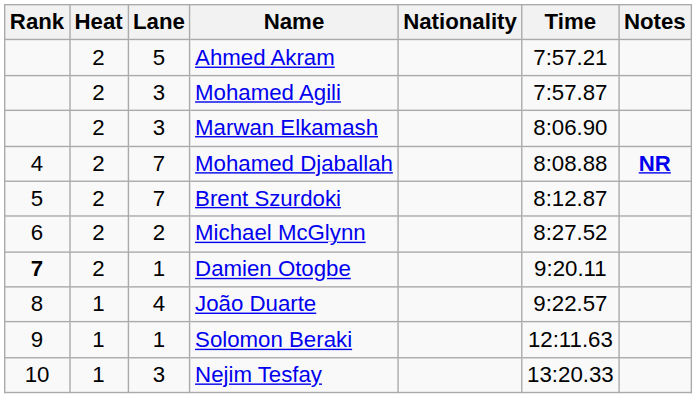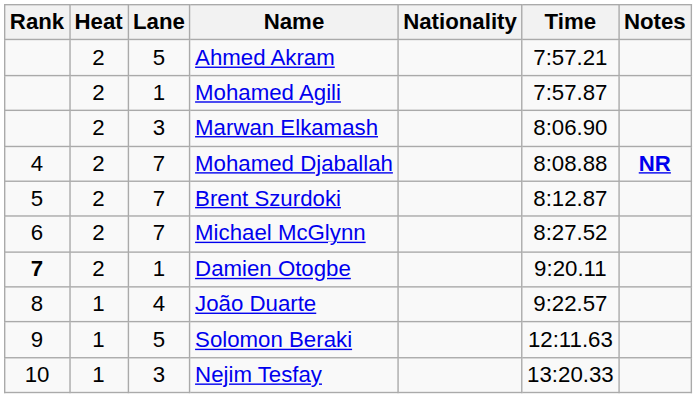(159, 92) 3 -> (159, 92) 1
(159, 233) 2 -> (159, 233) 7
(159, 339) 1 -> (159, 339) 5
